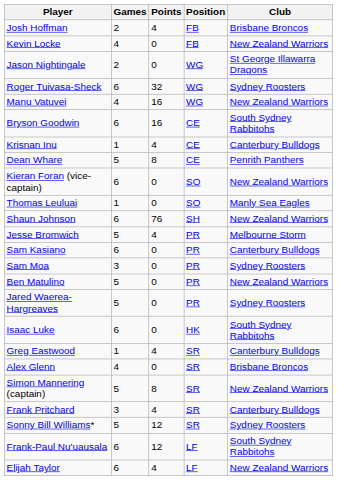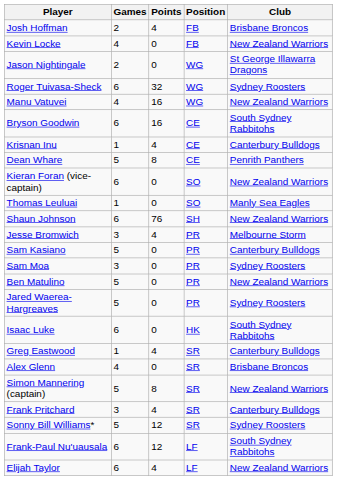(116, 234) 5 -> (116, 234) 3
(116, 250) 6 -> (116, 250) 5
